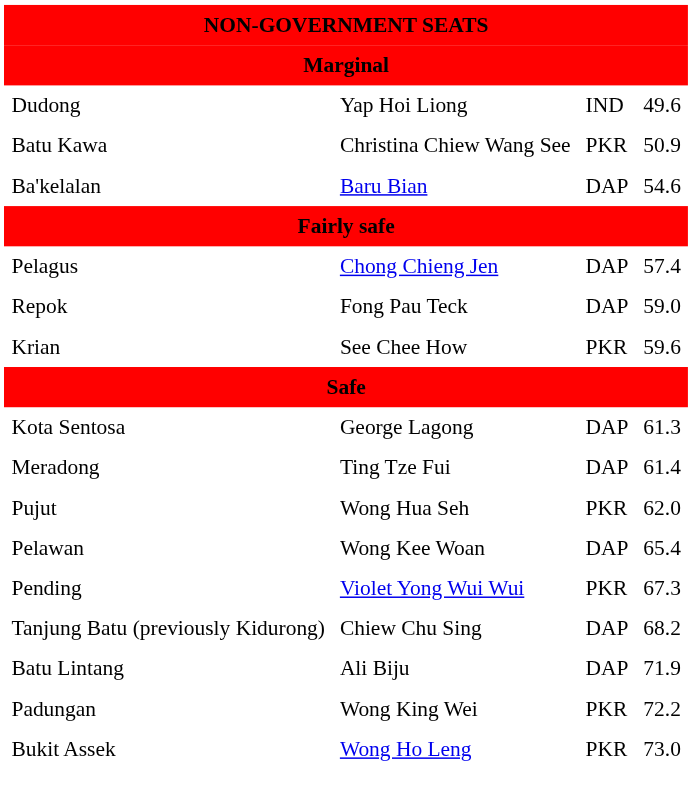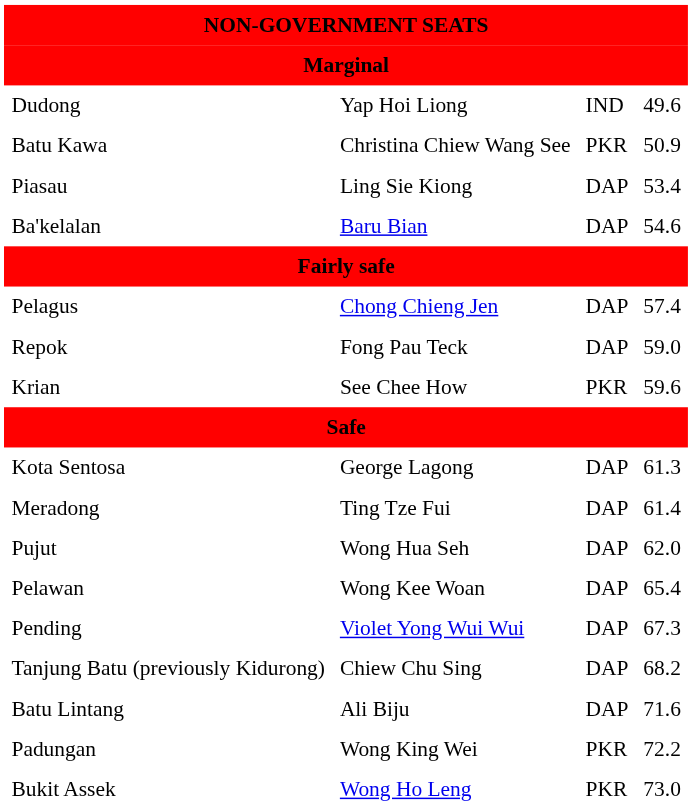+ row: (39, 185)
(606, 507) PKR -> (607, 547) DAP
(606, 587) PKR -> (607, 627) DAP
(662, 668) 71.9 -> (662, 708) 71.6
